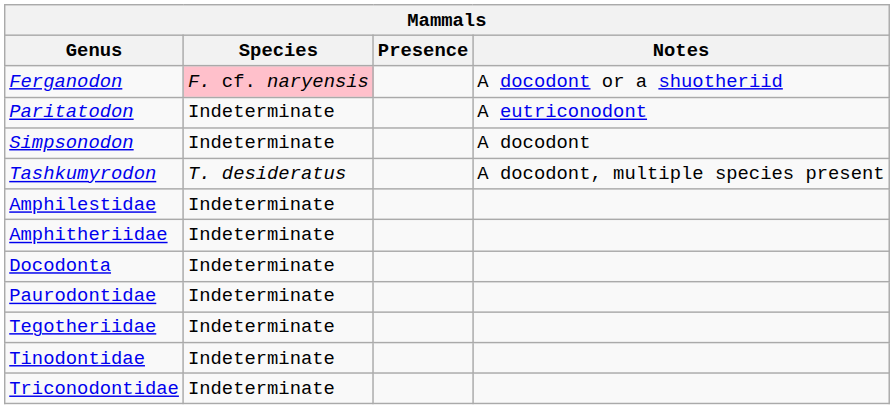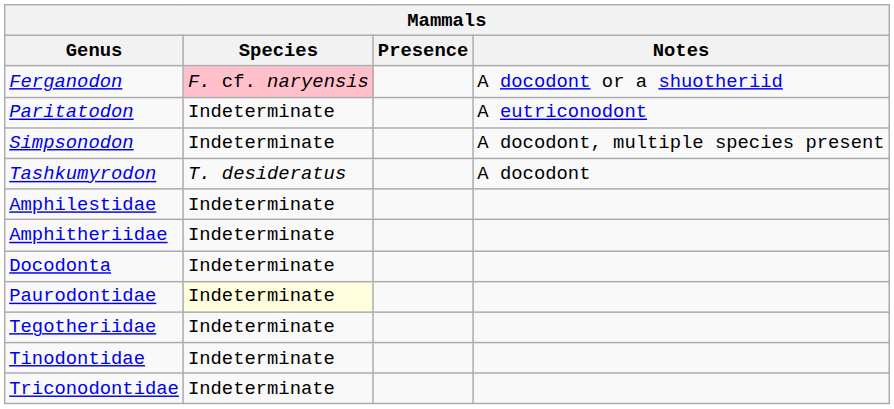(534, 143) A docodont -> (681, 143) A docodont, multiple species present
(681, 174) A docodont, multiple species present -> (534, 174) A docodont
(261, 297) no background -> (261, 297) lightyellow background
